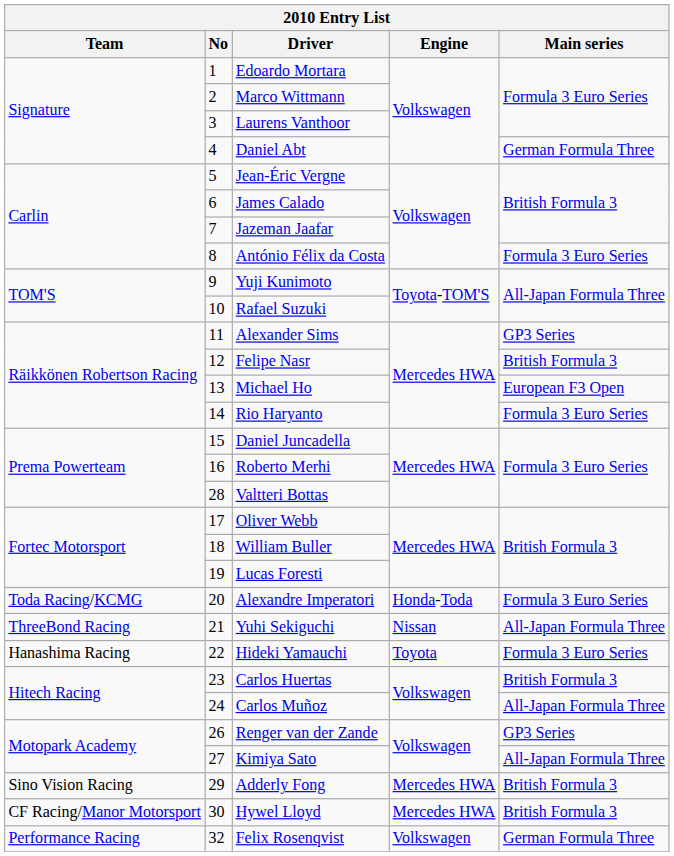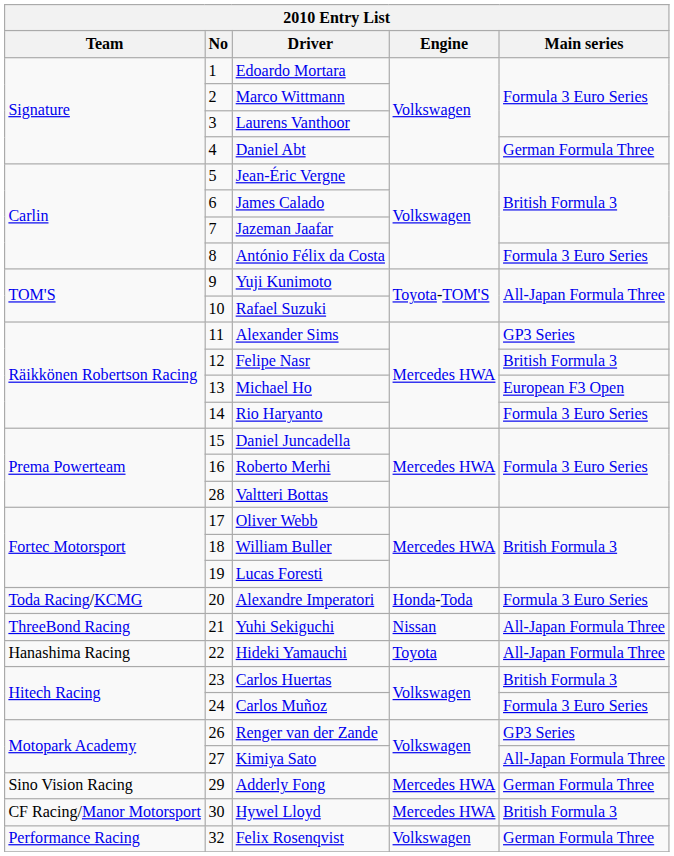(575, 652) Formula 3 Euro Series -> (584, 652) All-Japan Formula Three
(584, 705) All-Japan Formula Three -> (575, 705) Formula 3 Euro Series
(560, 785) British Formula 3 -> (579, 785) German Formula Three
